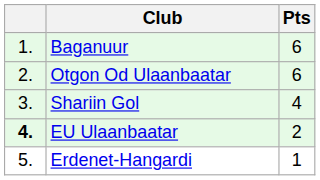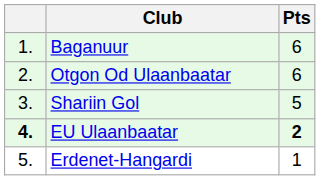(297, 103) 4 -> (297, 103) 5
(297, 132) normal -> (297, 132) bold
